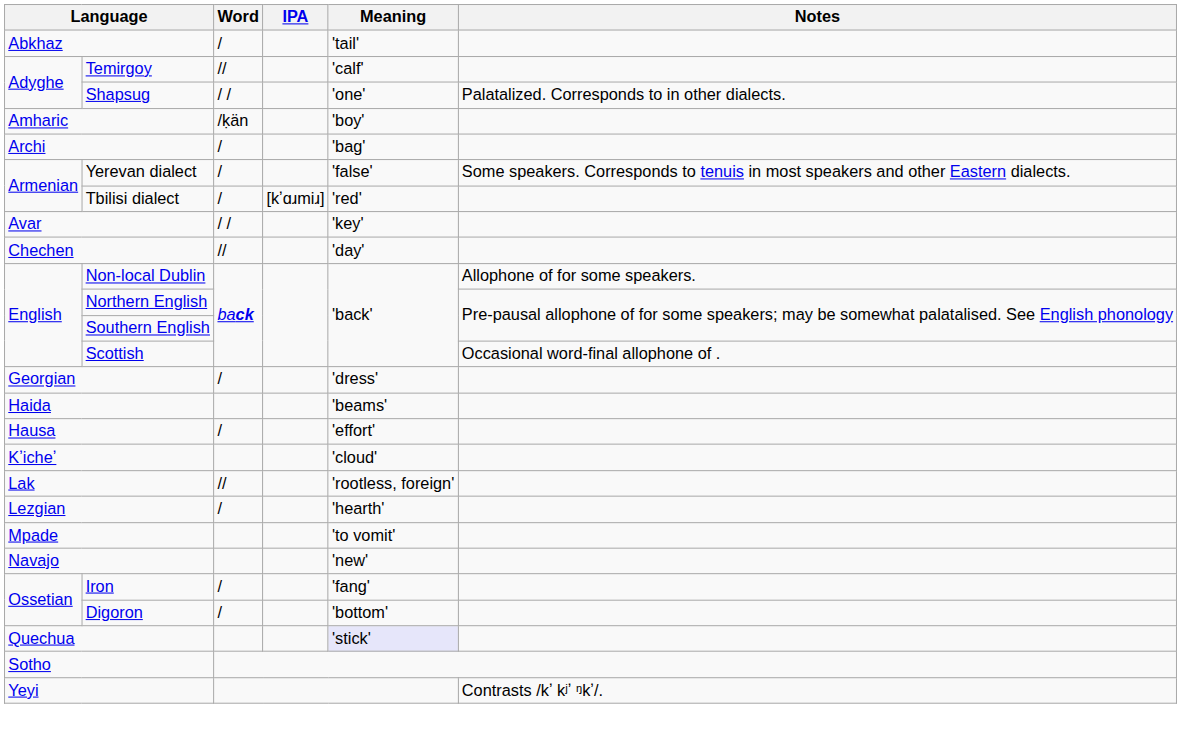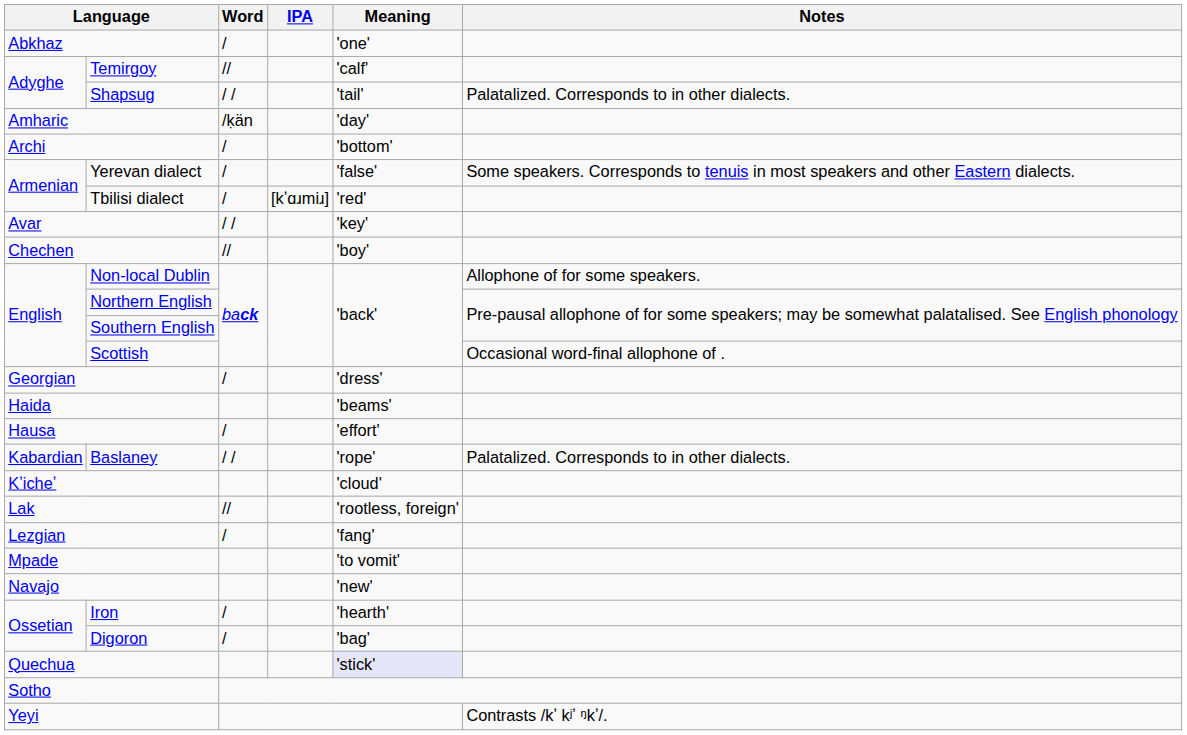(345, 43) 'tail' -> (353, 43) 'one'
(349, 95) 'one' -> (350, 95) 'tail'
(348, 120) 'boy' -> (353, 120) 'day'
(349, 146) 'bag' -> (365, 146) 'bottom'
(348, 250) 'day' -> (353, 250) 'boy'
+ row: (124, 457)
(358, 509) 'hearth' -> (356, 535) 'fang'
(351, 586) 'fang' -> (363, 612) 'hearth'
(360, 612) 'bottom' -> (353, 638) 'bag'
